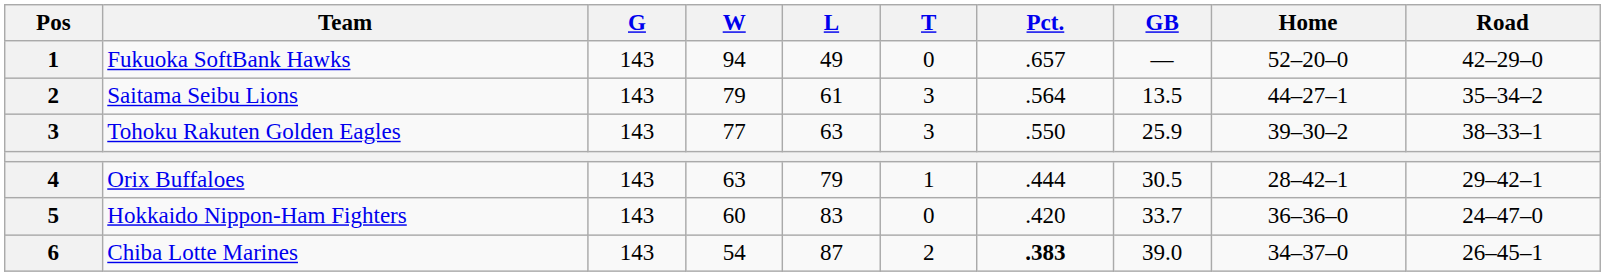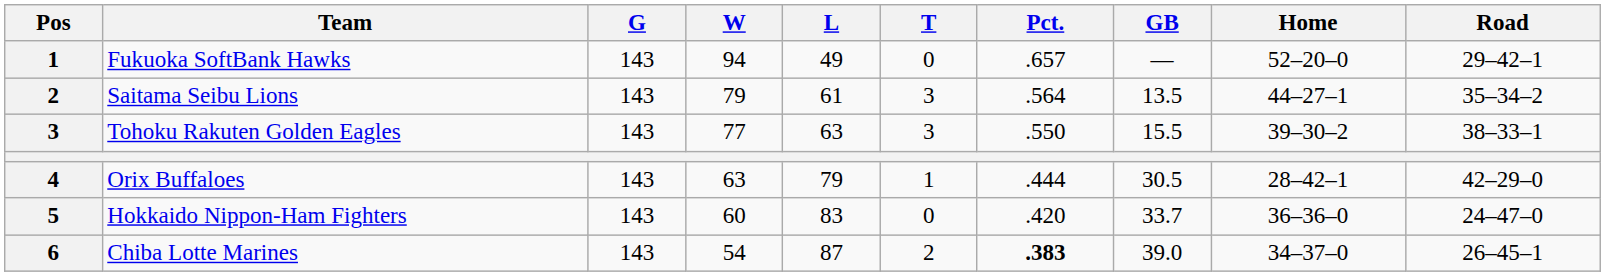(1503, 59) 42–29–0 -> (1503, 59) 29–42–1
(1162, 132) 25.9 -> (1162, 132) 15.5
(1503, 179) 29–42–1 -> (1503, 179) 42–29–0
